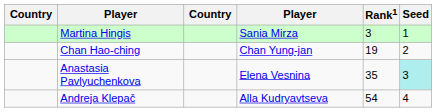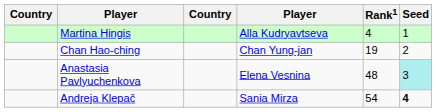(269, 33) Sania Mirza -> (284, 33) Alla Kudryavtseva
(368, 33) 3 -> (368, 33) 4
(371, 74) 35 -> (371, 74) 48
(284, 98) Alla Kudryavtseva -> (269, 98) Sania Mirza
(406, 98) normal -> (406, 98) bold
